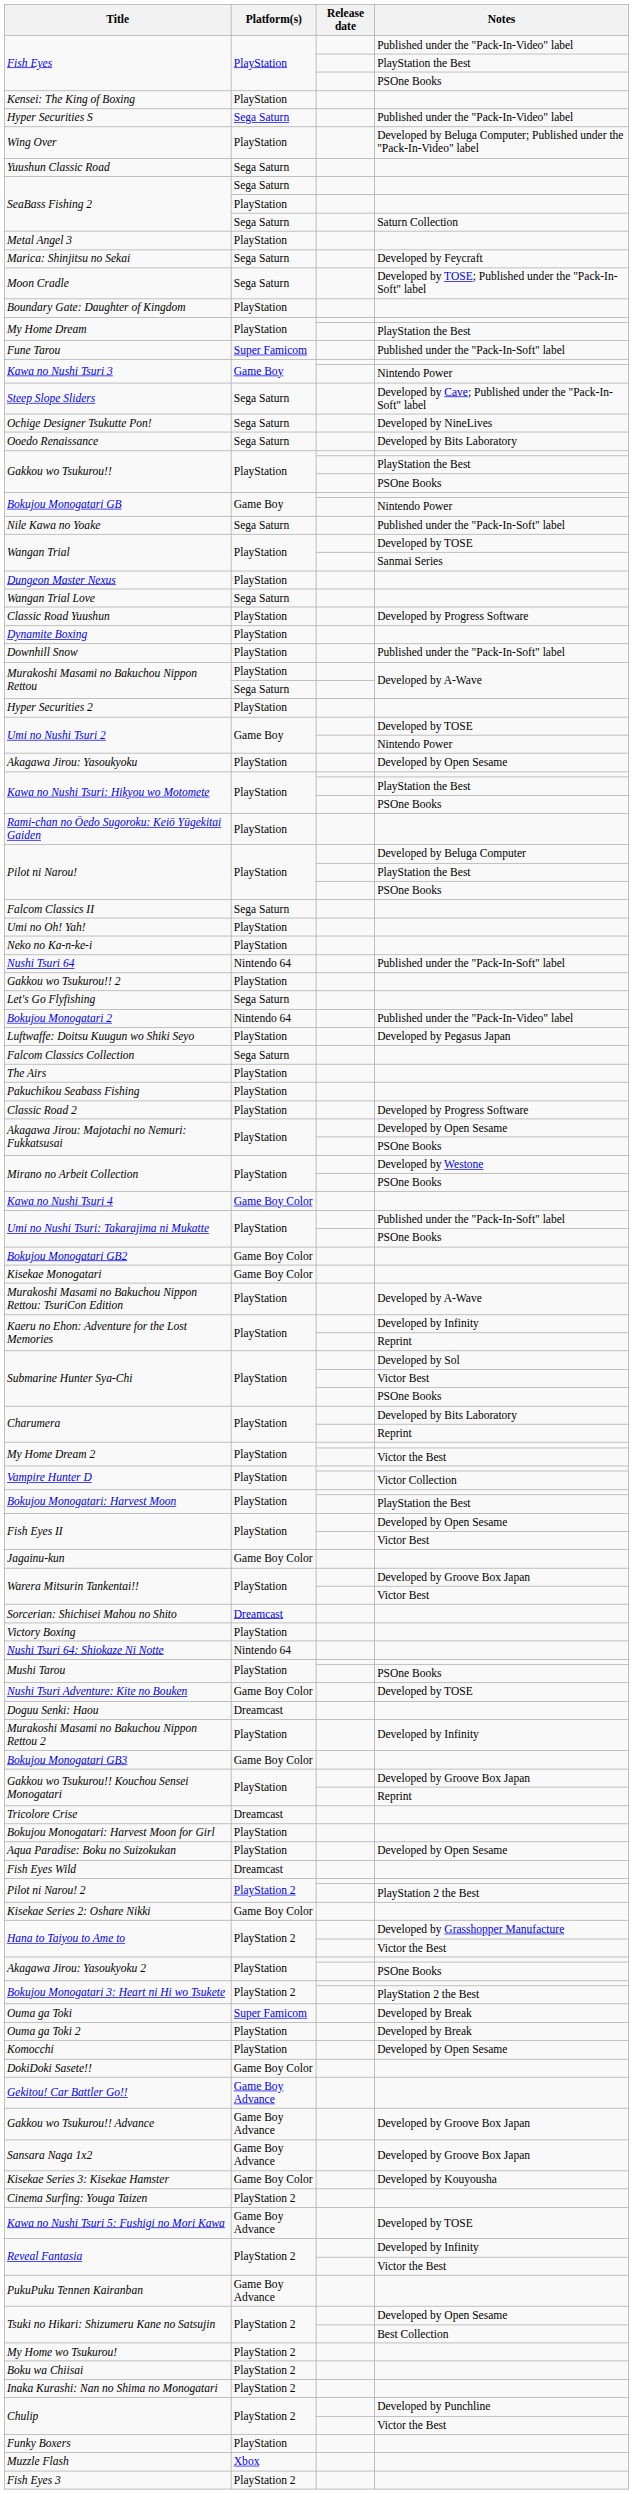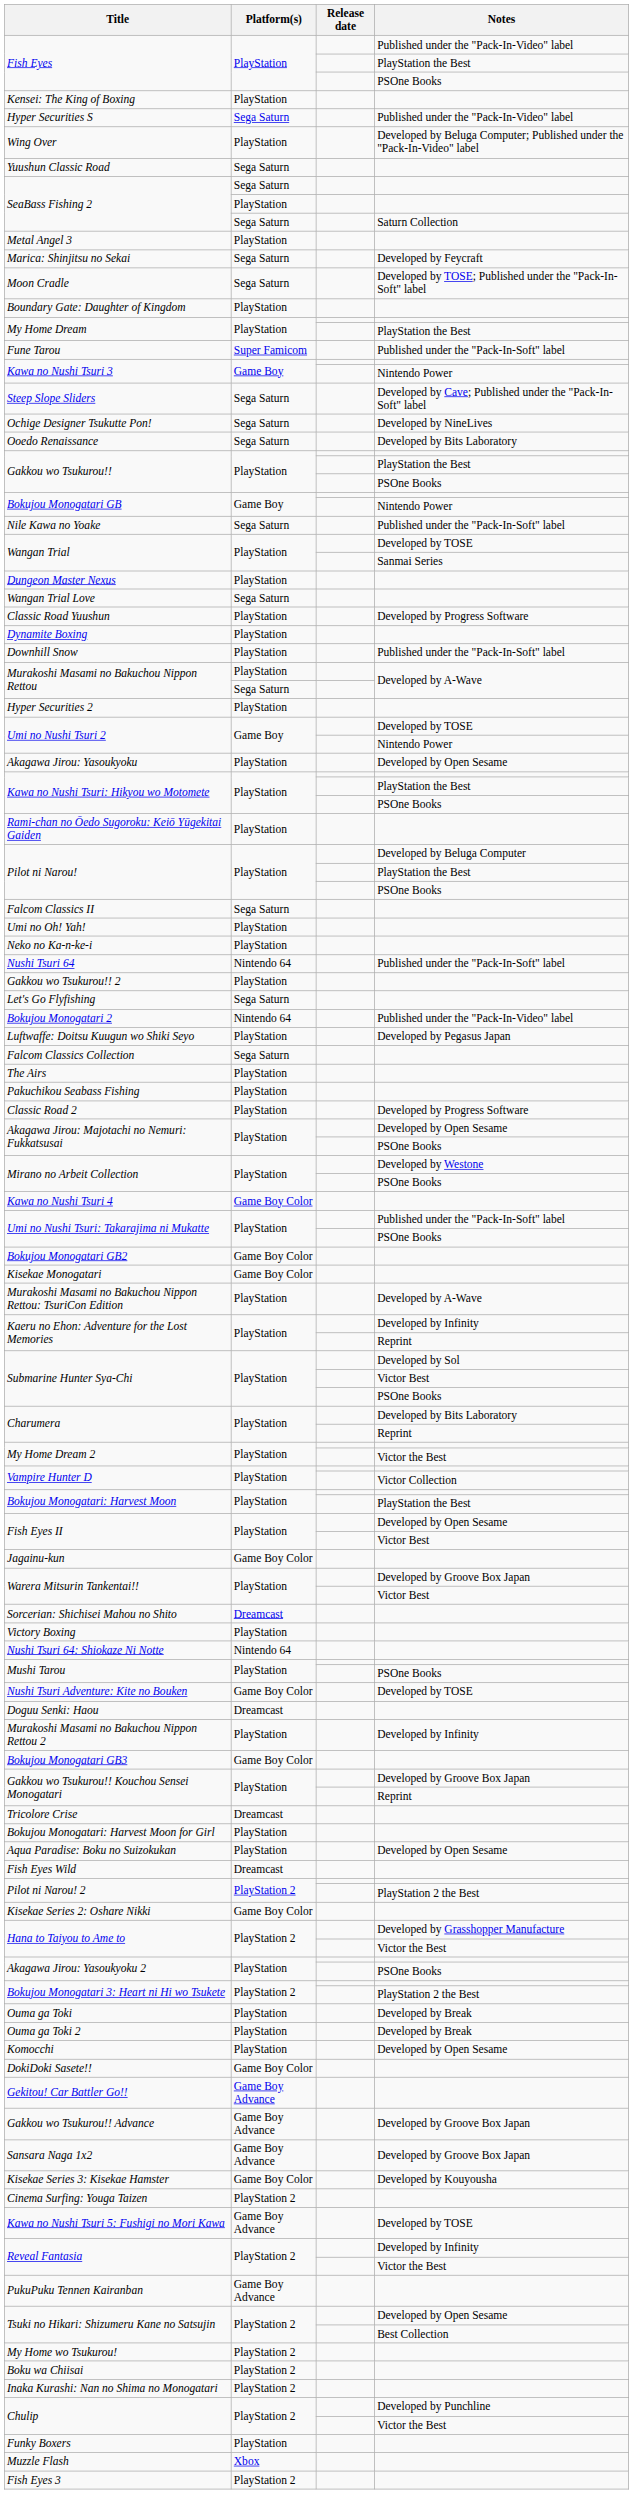(270, 2013) Super Famicom -> (260, 2013) PlayStation
